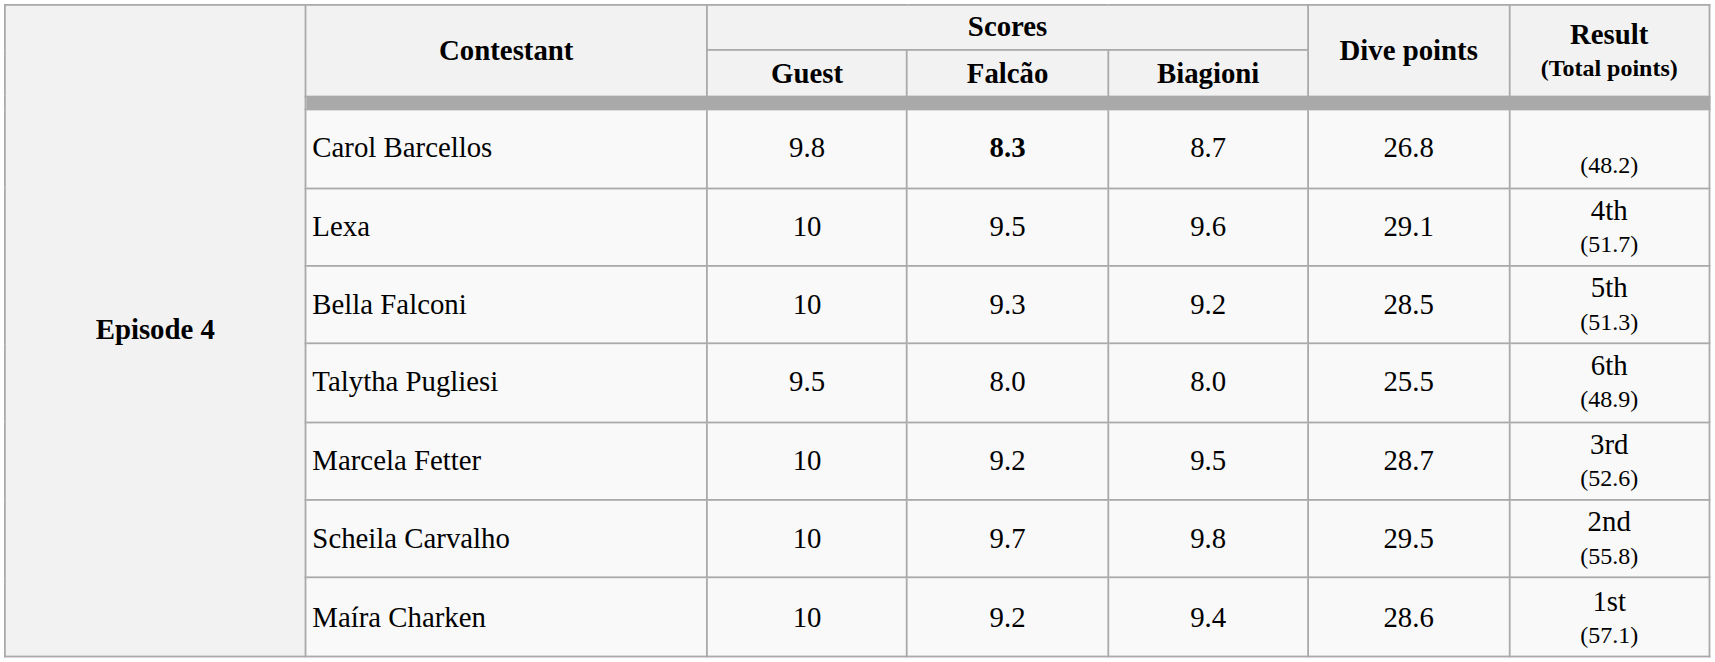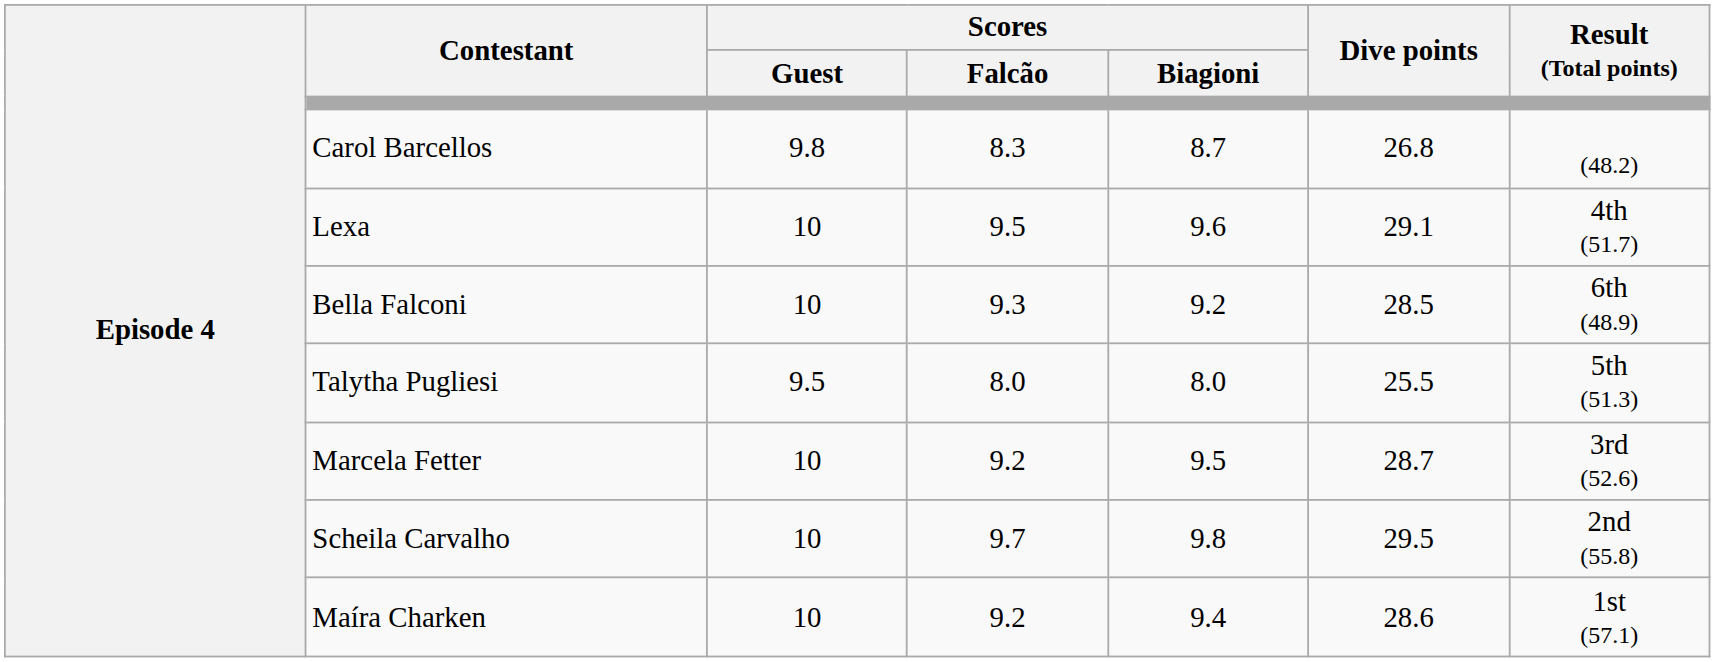(1008, 148) bold -> (1008, 148) normal
(1609, 304) 5th (51.3) -> (1609, 304) 6th (48.9)
(1609, 382) 6th (48.9) -> (1609, 382) 5th (51.3)
